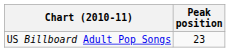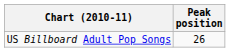(199, 39) 23 -> (199, 39) 26
